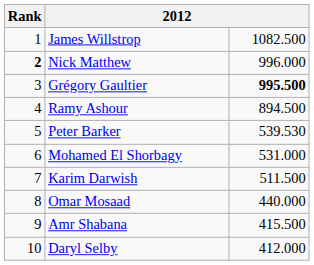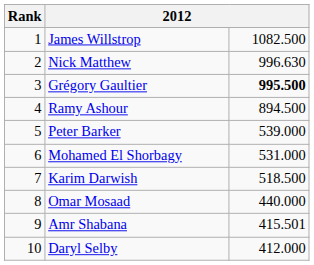(38, 62) bold -> (38, 62) normal
(282, 62) 996.000 -> (282, 62) 996.630
(282, 131) 539.530 -> (282, 131) 539.000
(283, 178) 511.500 -> (282, 178) 518.500
(282, 224) 415.500 -> (282, 224) 415.501
